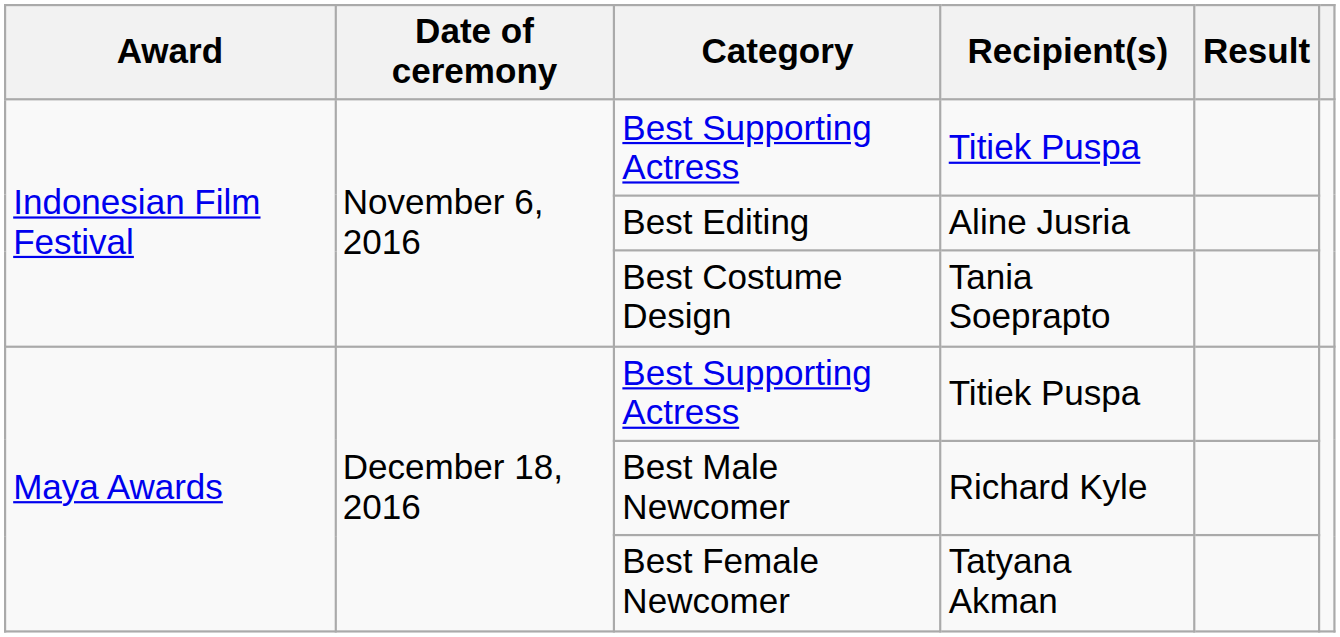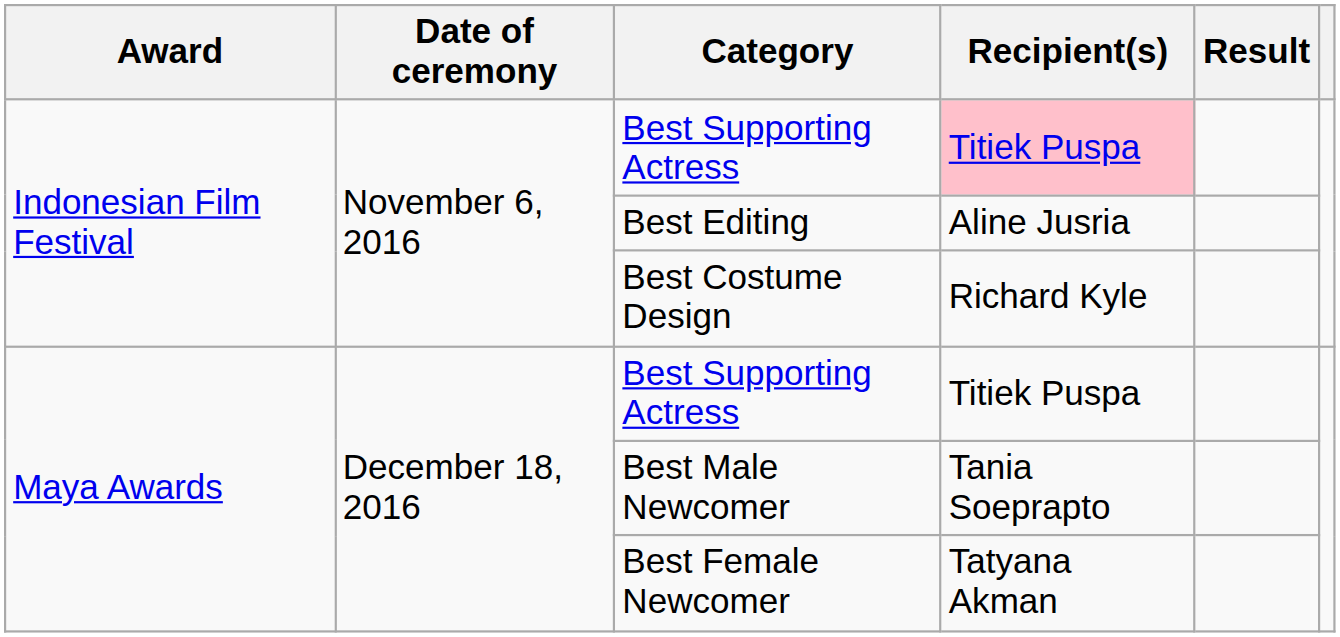(1045, 146) no background -> (1045, 146) pink background
(1030, 297) Tania Soeprapto -> (1048, 297) Richard Kyle
(1048, 487) Richard Kyle -> (1030, 487) Tania Soeprapto
